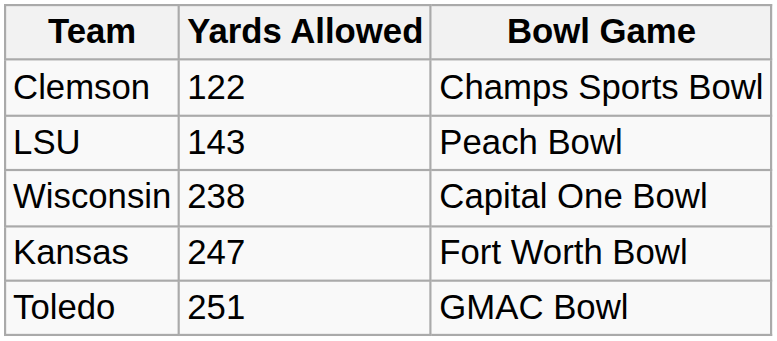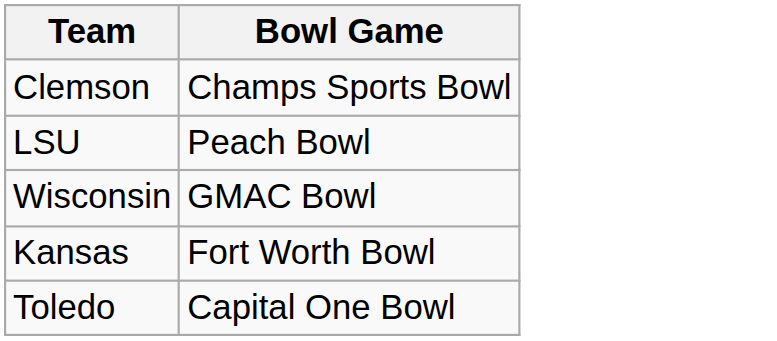- column: (305, 32)
(573, 197) Capital One Bowl -> (282, 197) GMAC Bowl
(534, 307) GMAC Bowl -> (321, 307) Capital One Bowl
